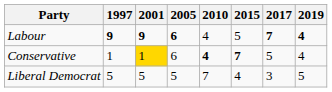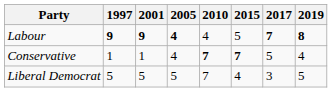(174, 35) 6 -> (174, 35) 4
(301, 35) 4 -> (301, 35) 8
(142, 55) gold background -> (142, 55) no background
(174, 55) 6 -> (174, 55) 4
(206, 55) 4 -> (206, 55) 7
